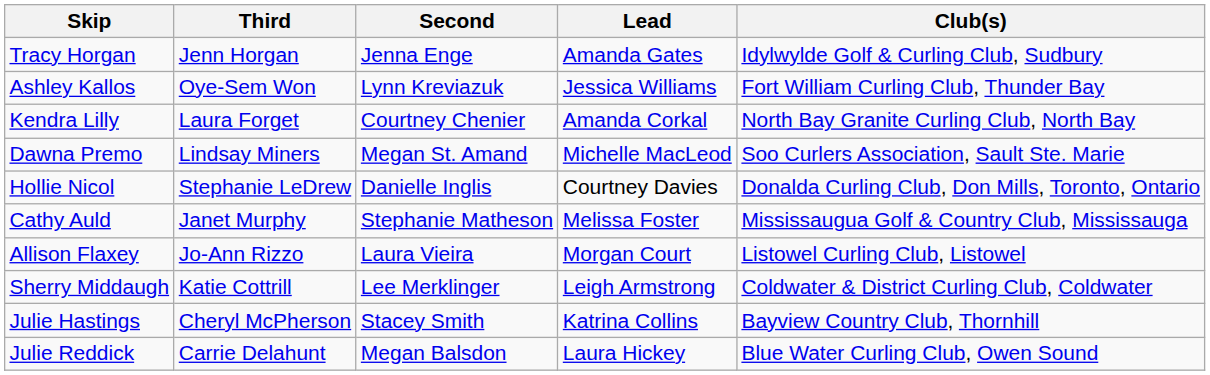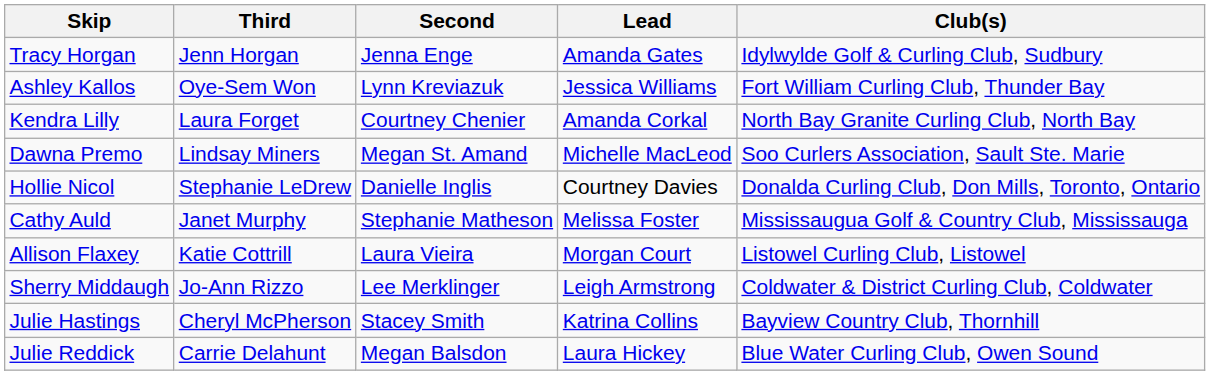(241, 253) Jo-Ann Rizzo -> (235, 253) Katie Cottrill
(235, 287) Katie Cottrill -> (241, 287) Jo-Ann Rizzo
